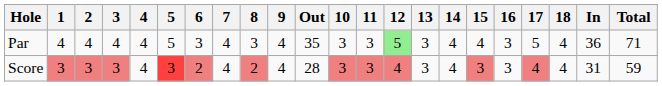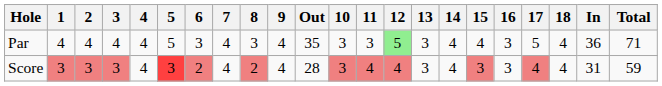(370, 68) 3 -> (370, 68) 4
